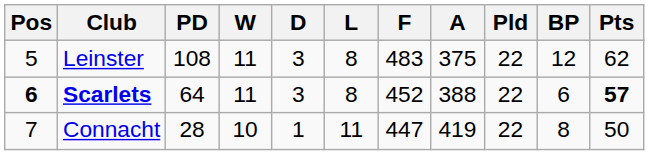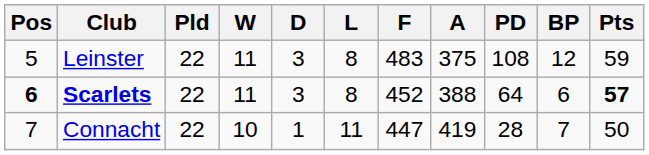columns swapped: (510, 22) <-> (192, 22)
(617, 58) 62 -> (617, 58) 59
(564, 130) 8 -> (564, 130) 7
